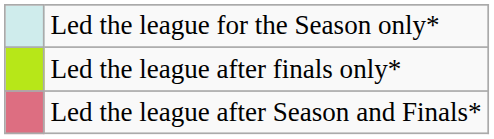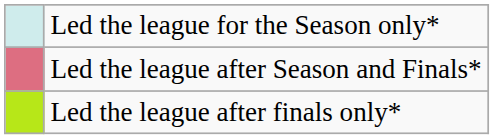rows swapped: (226, 68) <-> (266, 111)
